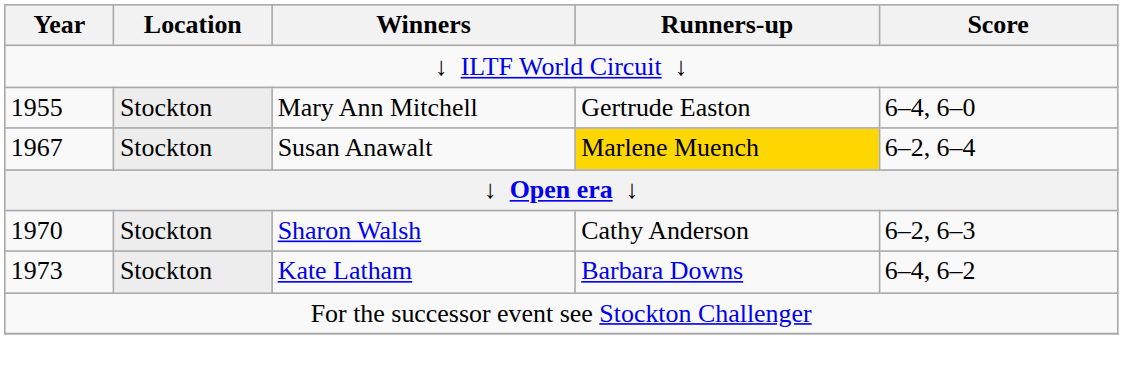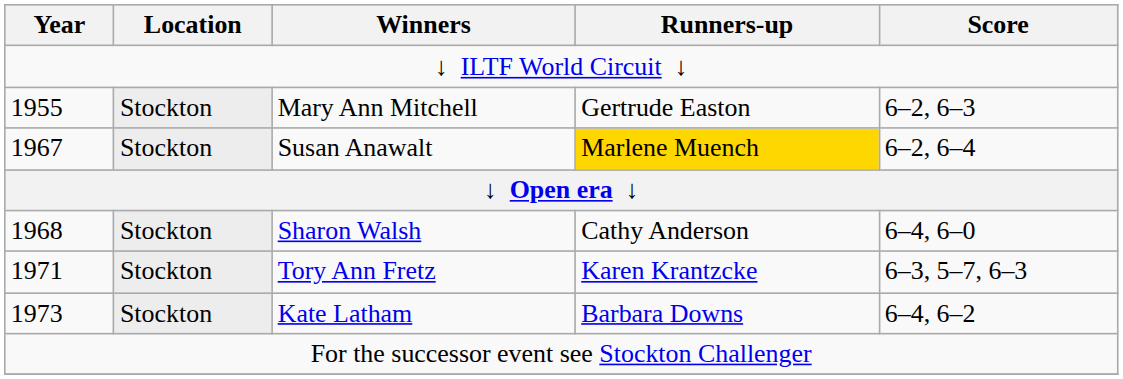(930, 107) 6–4, 6–0 -> (930, 107) 6–2, 6–3
(37, 230) 1970 -> (37, 230) 1968
(930, 230) 6–2, 6–3 -> (930, 230) 6–4, 6–0
+ row: (357, 271)
